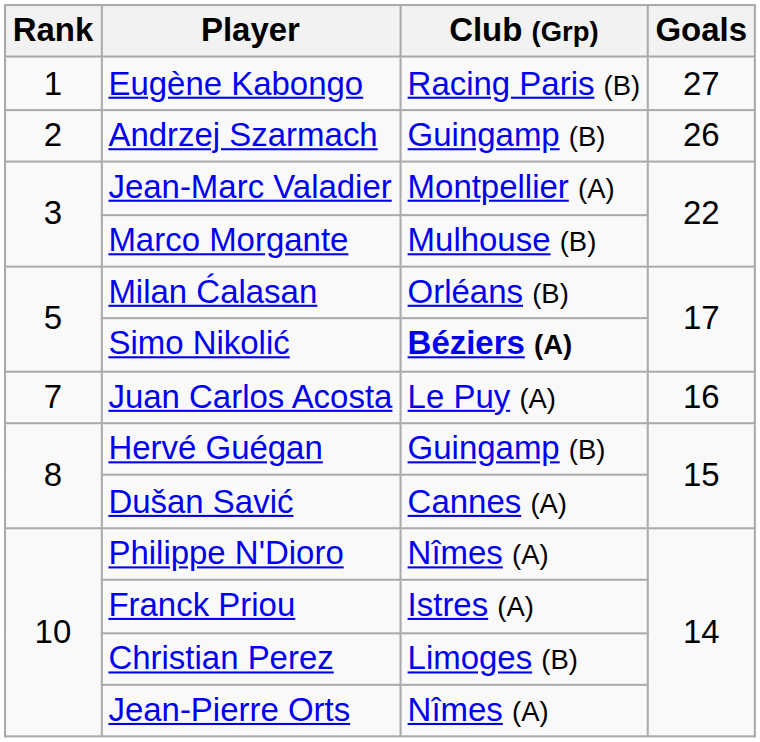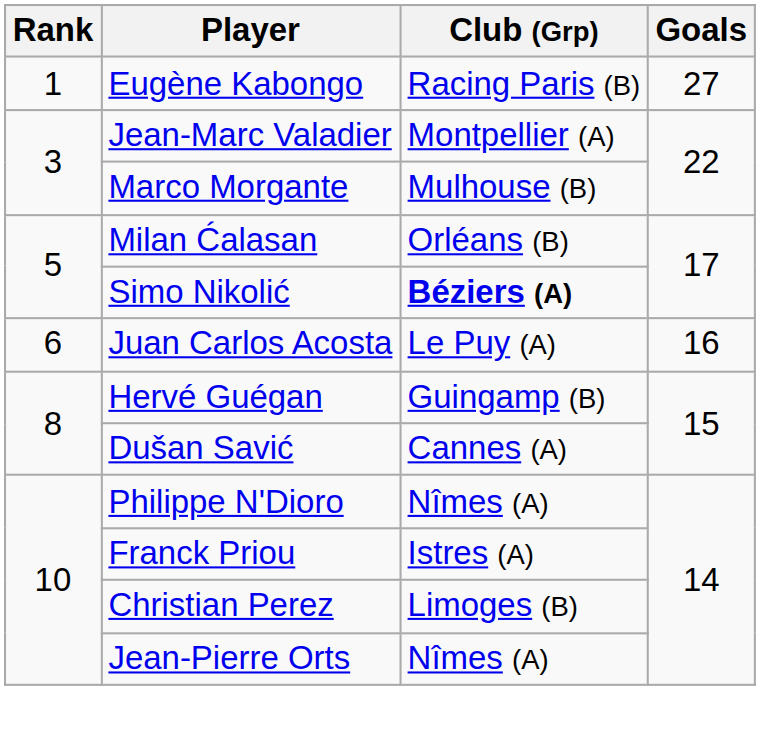- row: (243, 135)
(53, 396) 7 -> (53, 344) 6
